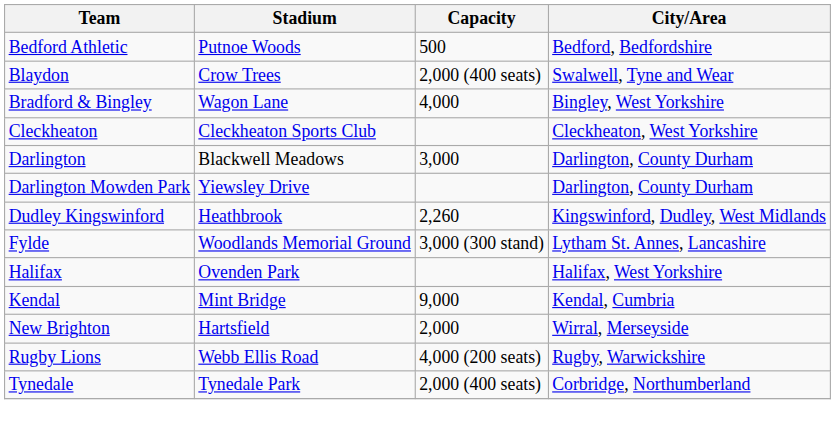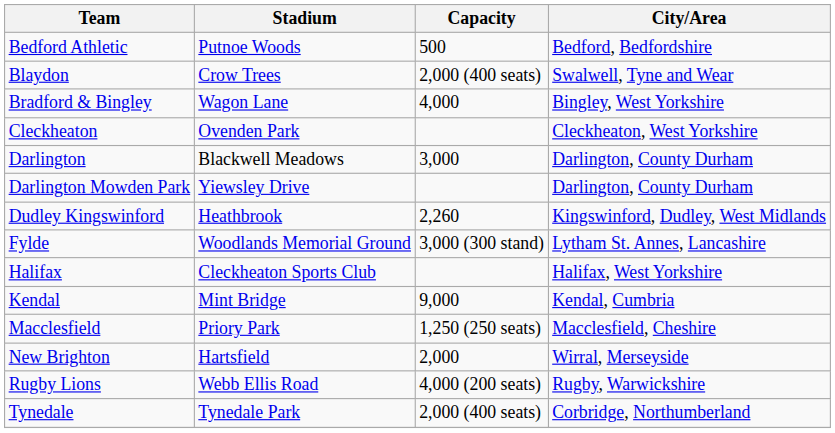(287, 131) Cleckheaton Sports Club -> (249, 131) Ovenden Park
(249, 272) Ovenden Park -> (287, 272) Cleckheaton Sports Club
+ row: (55, 328)
